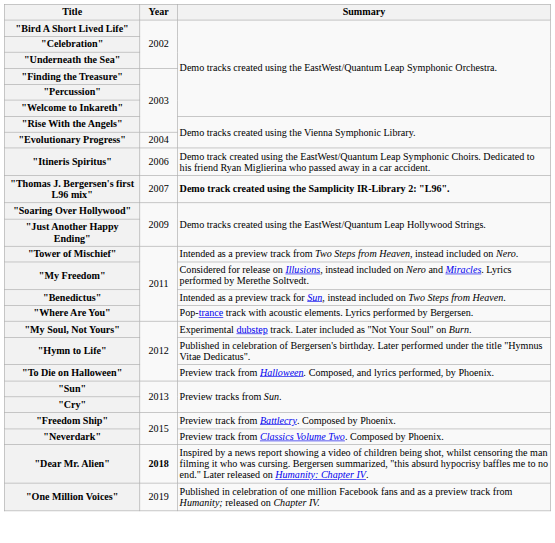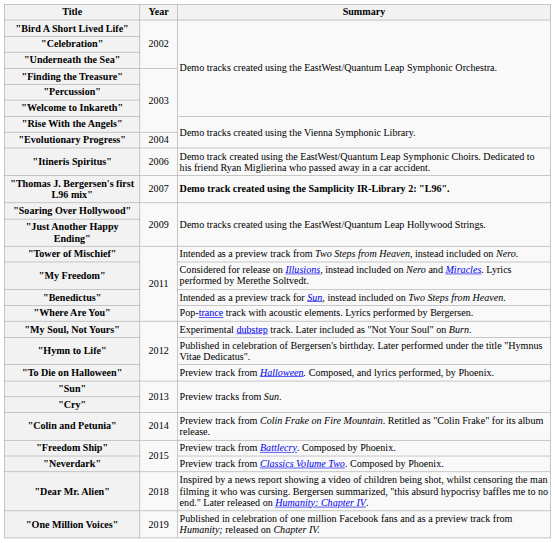+ row: (72, 426)
(159, 464) bold -> (159, 491) normal
